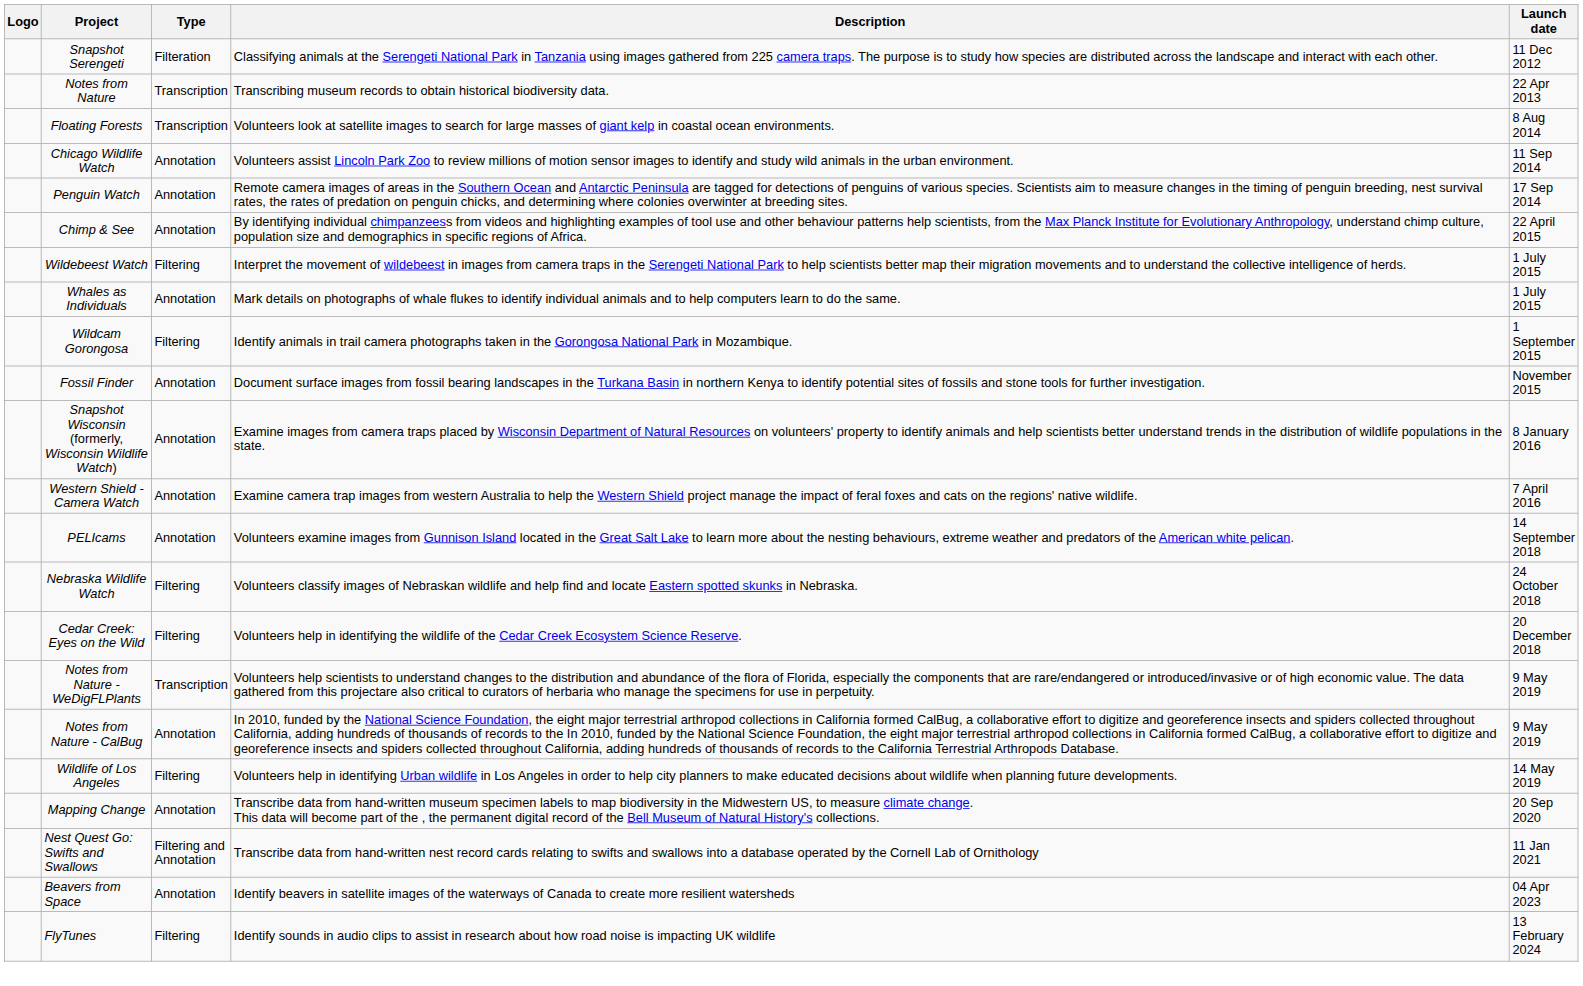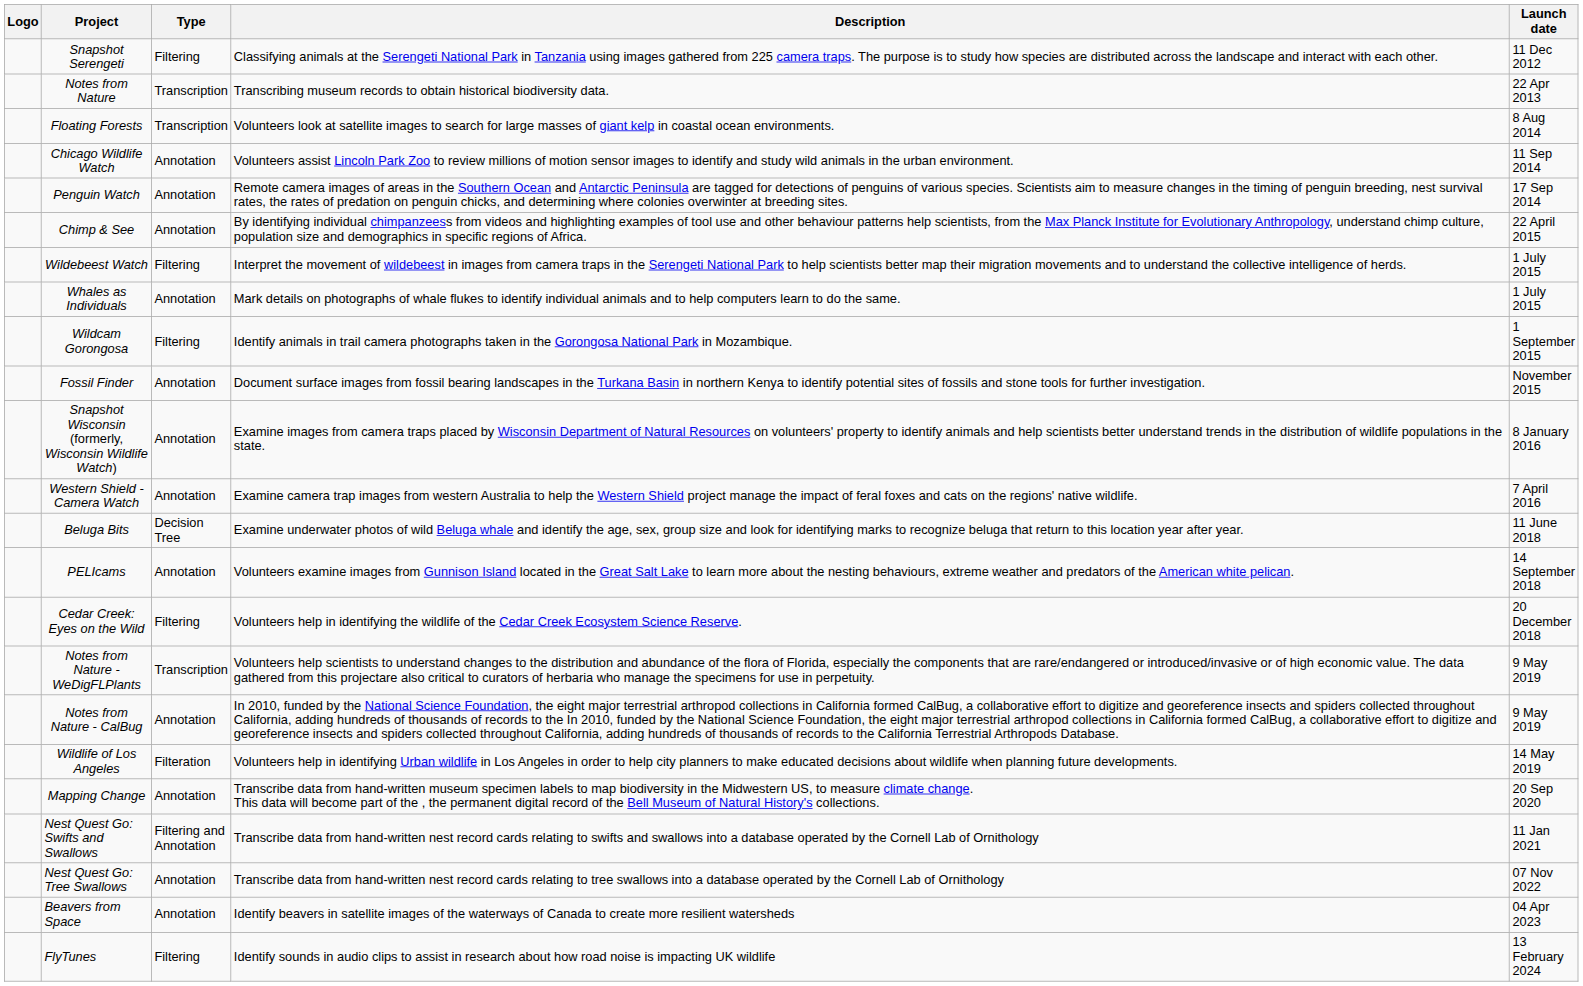(183, 56) Filteration -> (177, 56) Filtering
+ row: (97, 530)
- row: (97, 586)
(177, 776) Filtering -> (183, 761) Filteration
+ row: (89, 880)
